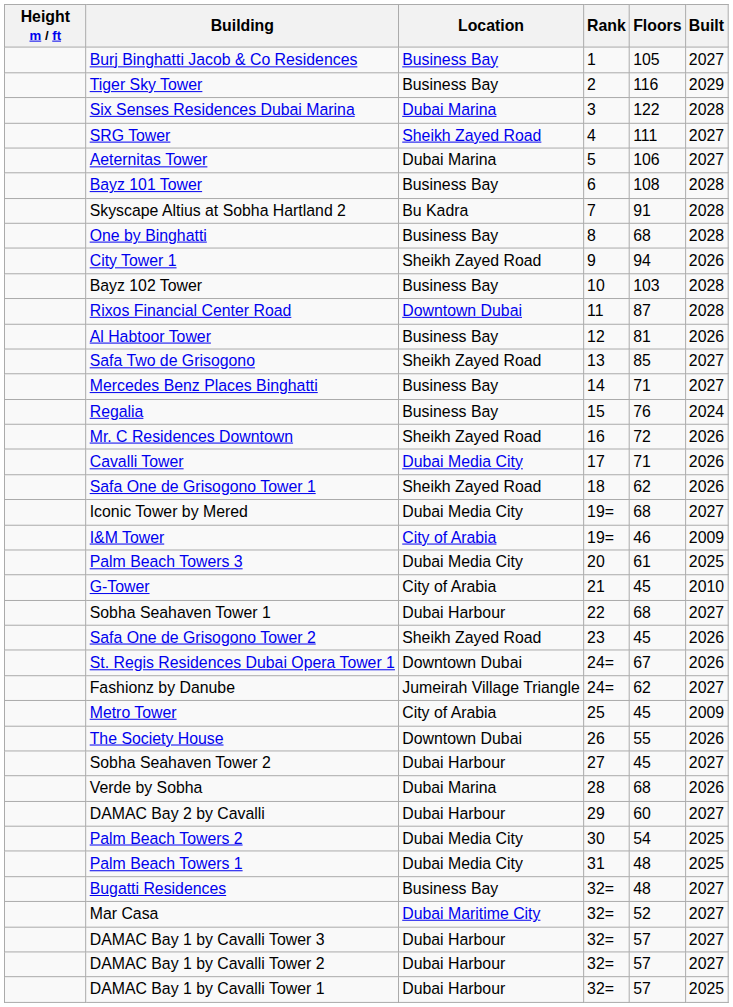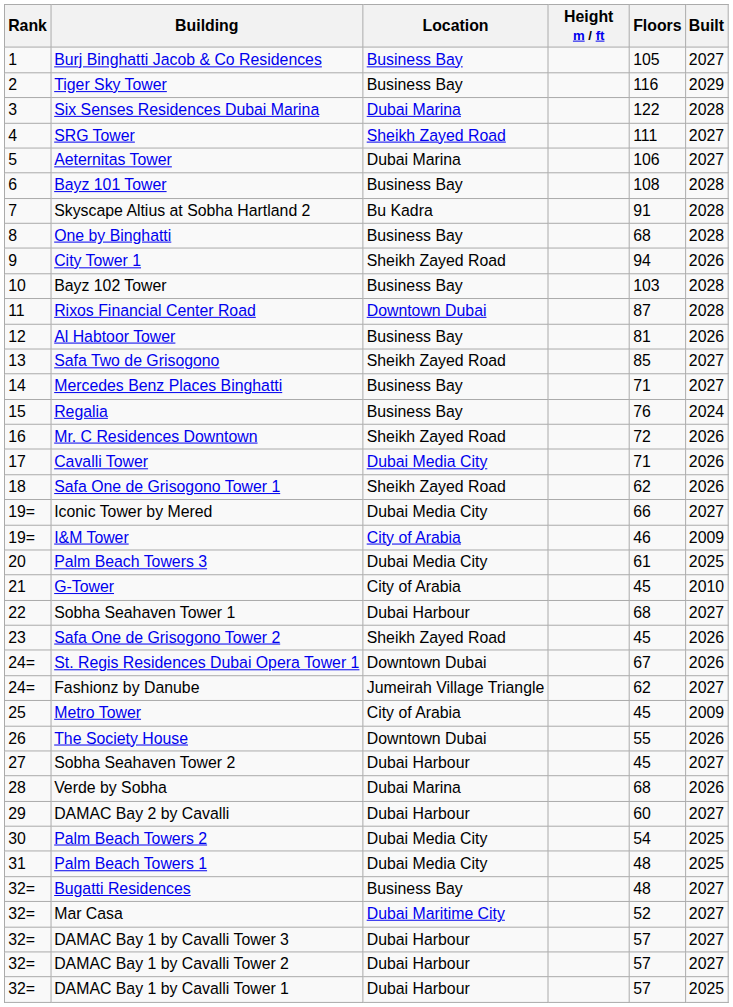columns swapped: (606, 25) <-> (45, 25)
(642, 512) 68 -> (642, 512) 66
